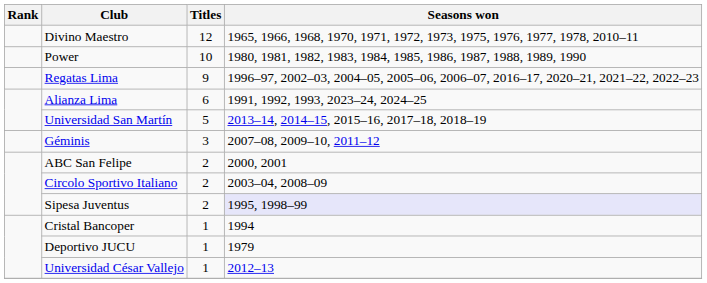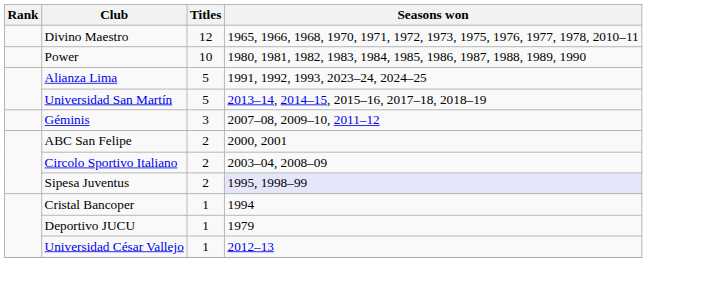- row: (81, 78)
(206, 99) 6 -> (206, 78) 5
